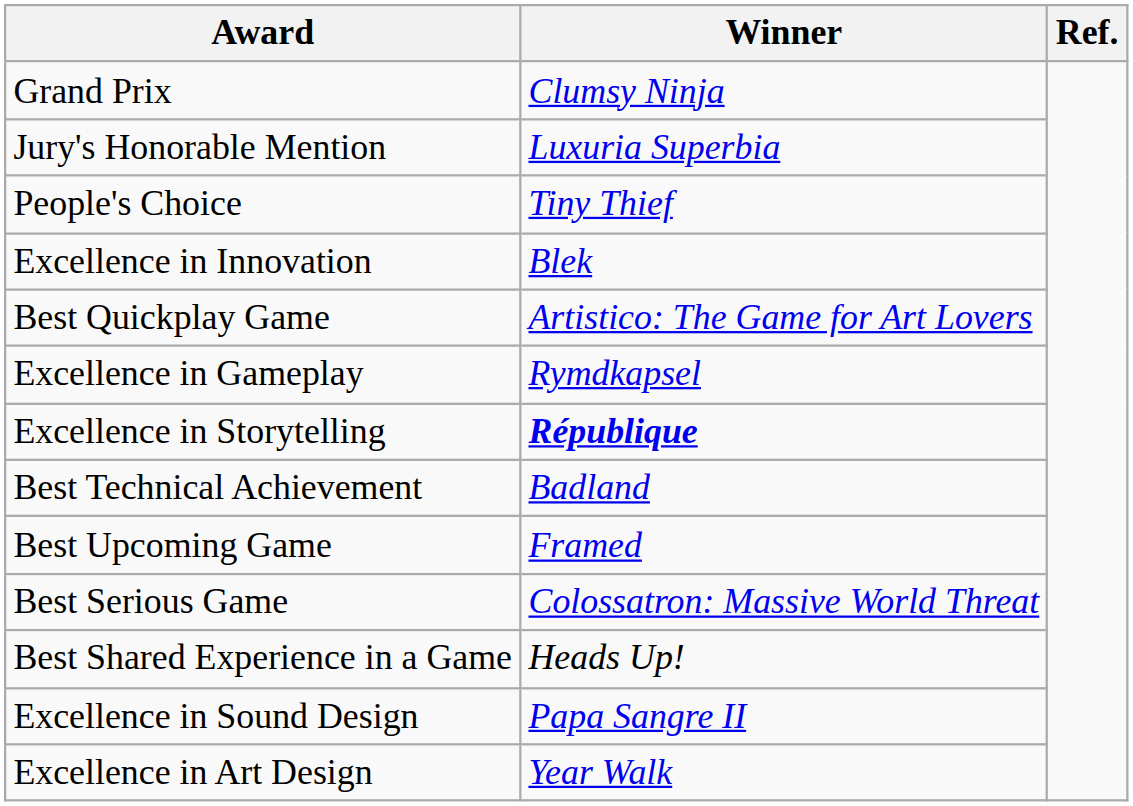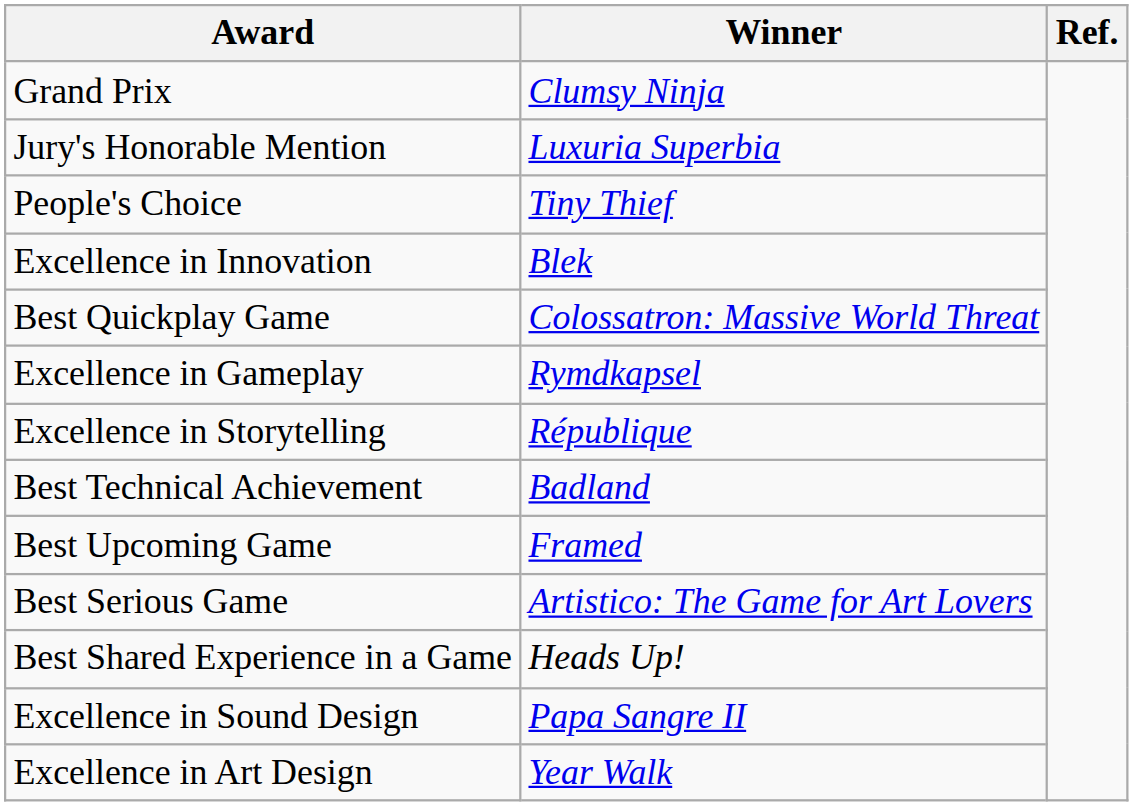(781, 317) Artistico: The Game for Art Lovers -> (784, 317) Colossatron: Massive World Threat
(613, 430) bold -> (610, 430) normal
(784, 601) Colossatron: Massive World Threat -> (781, 601) Artistico: The Game for Art Lovers
